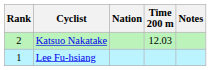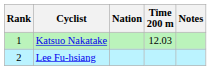(19, 40) 2 -> (19, 40) 1
(19, 57) 1 -> (19, 57) 2
